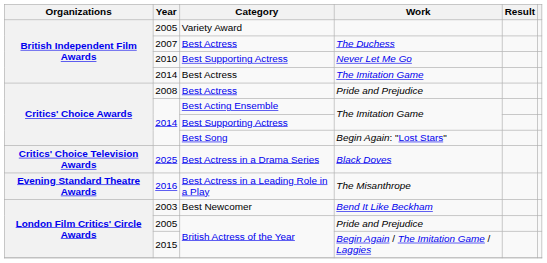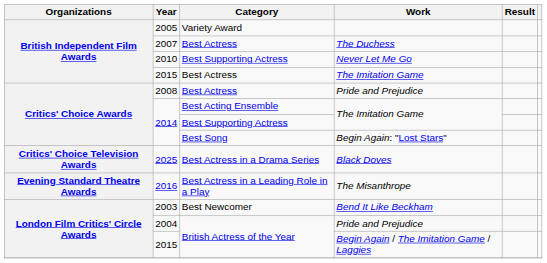(166, 75) 2014 -> (166, 75) 2015
(166, 223) 2005 -> (166, 223) 2004
